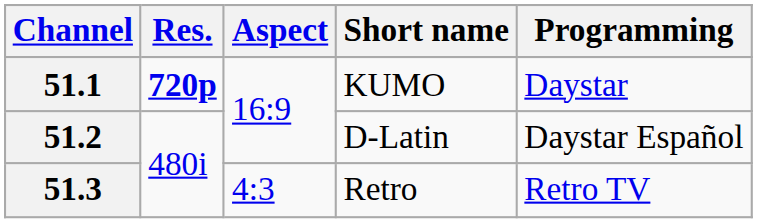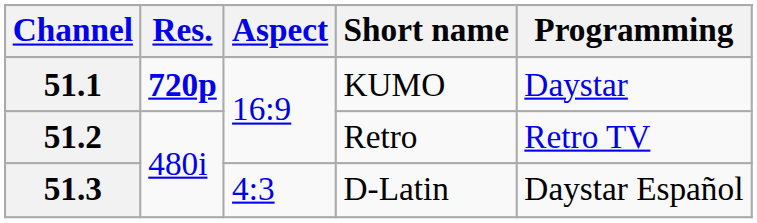(396, 136) D-Latin -> (380, 136) Retro
(634, 136) Daystar Español -> (587, 136) Retro TV
(380, 189) Retro -> (396, 189) D-Latin
(587, 189) Retro TV -> (634, 189) Daystar Español
